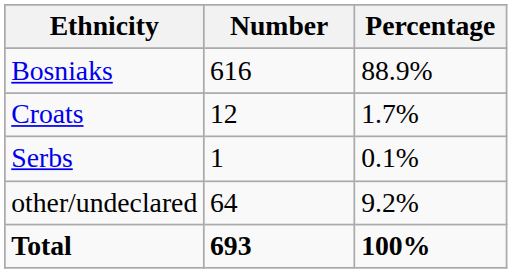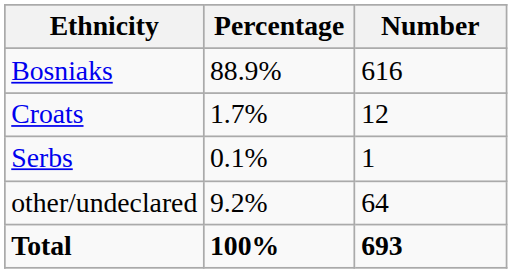columns swapped: (279, 26) <-> (430, 26)
